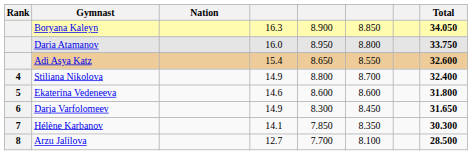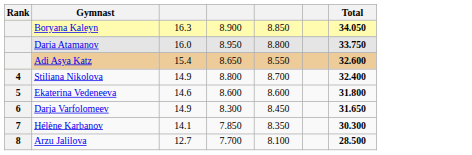- column: (204, 12)
